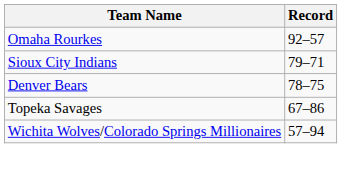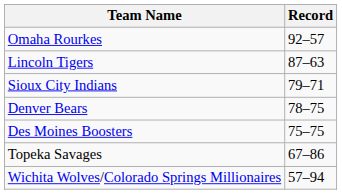+ row: (50, 62)
+ row: (70, 131)
